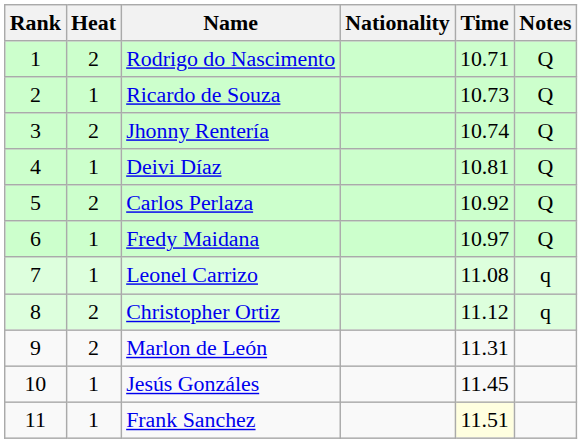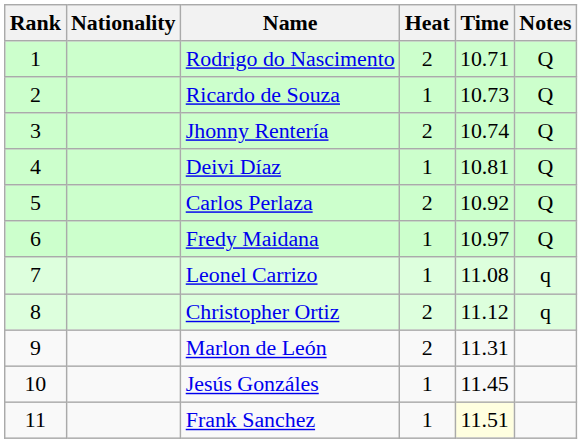columns swapped: (94, 22) <-> (398, 22)
